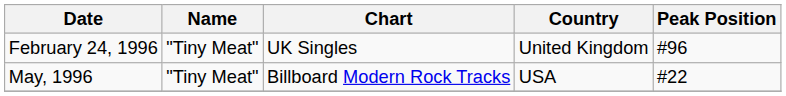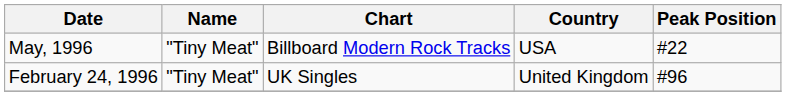rows swapped: (83, 47) <-> (51, 76)
